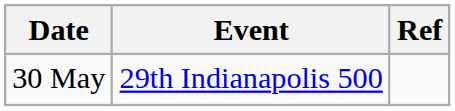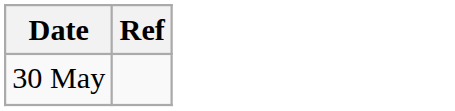- column: (251, 28)
